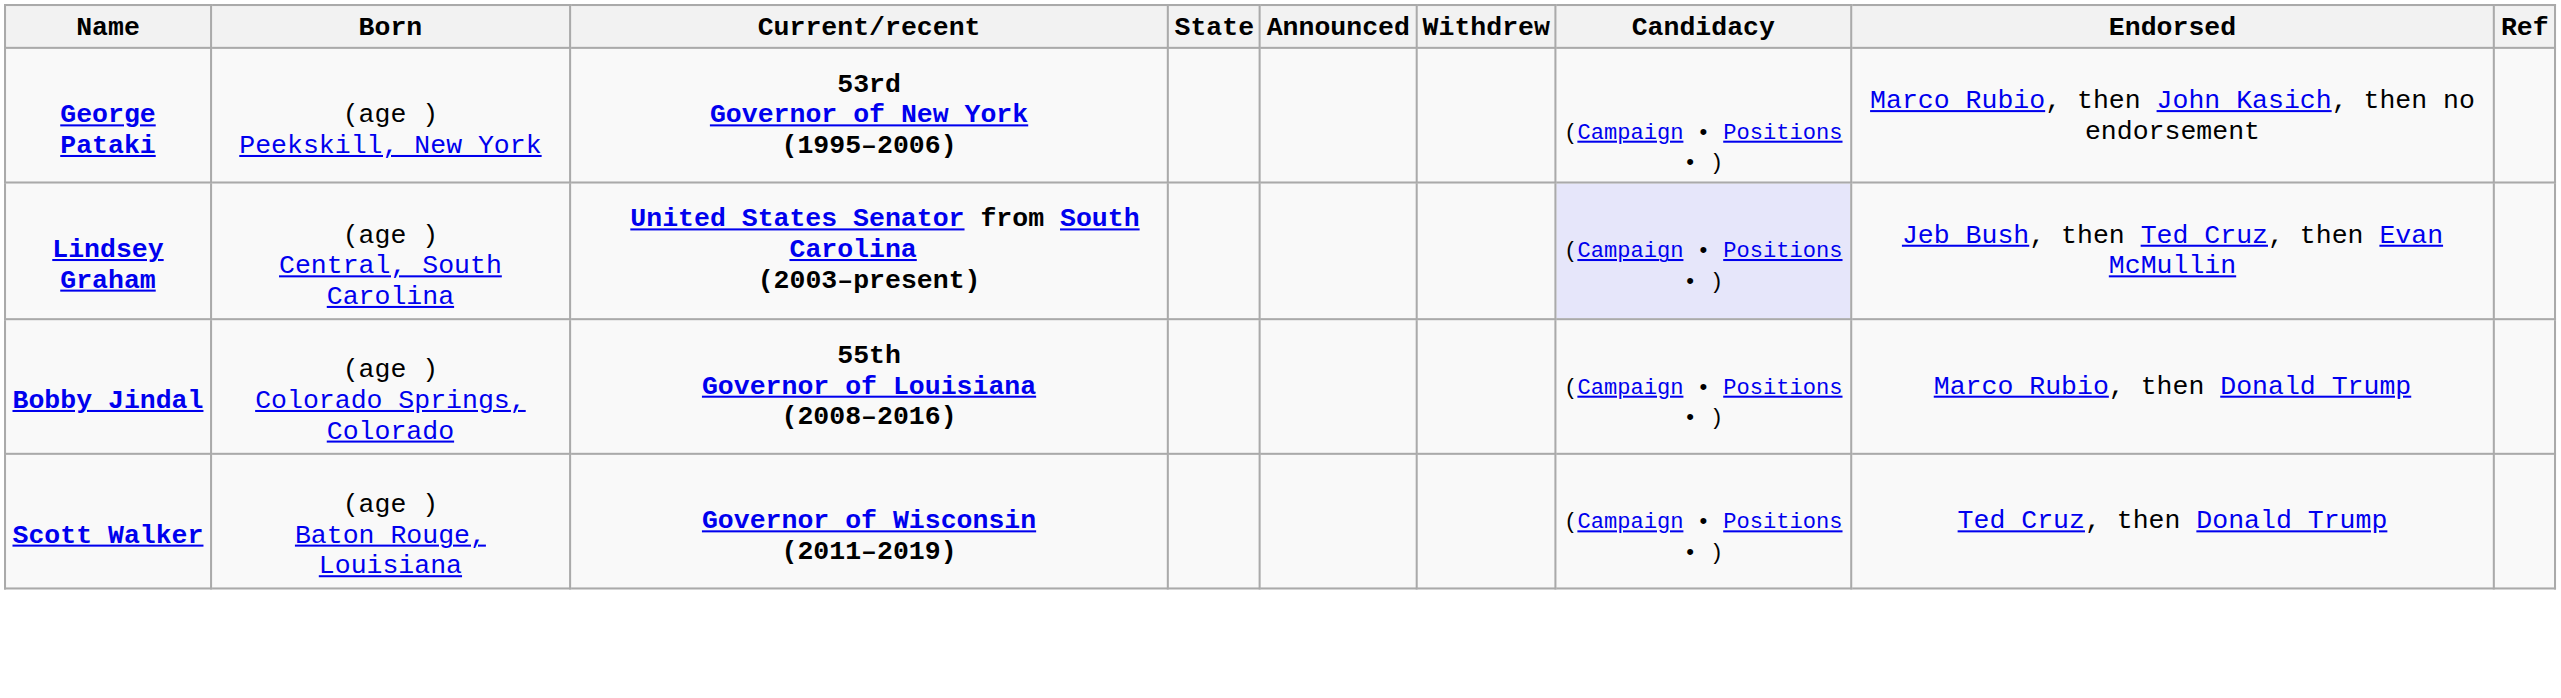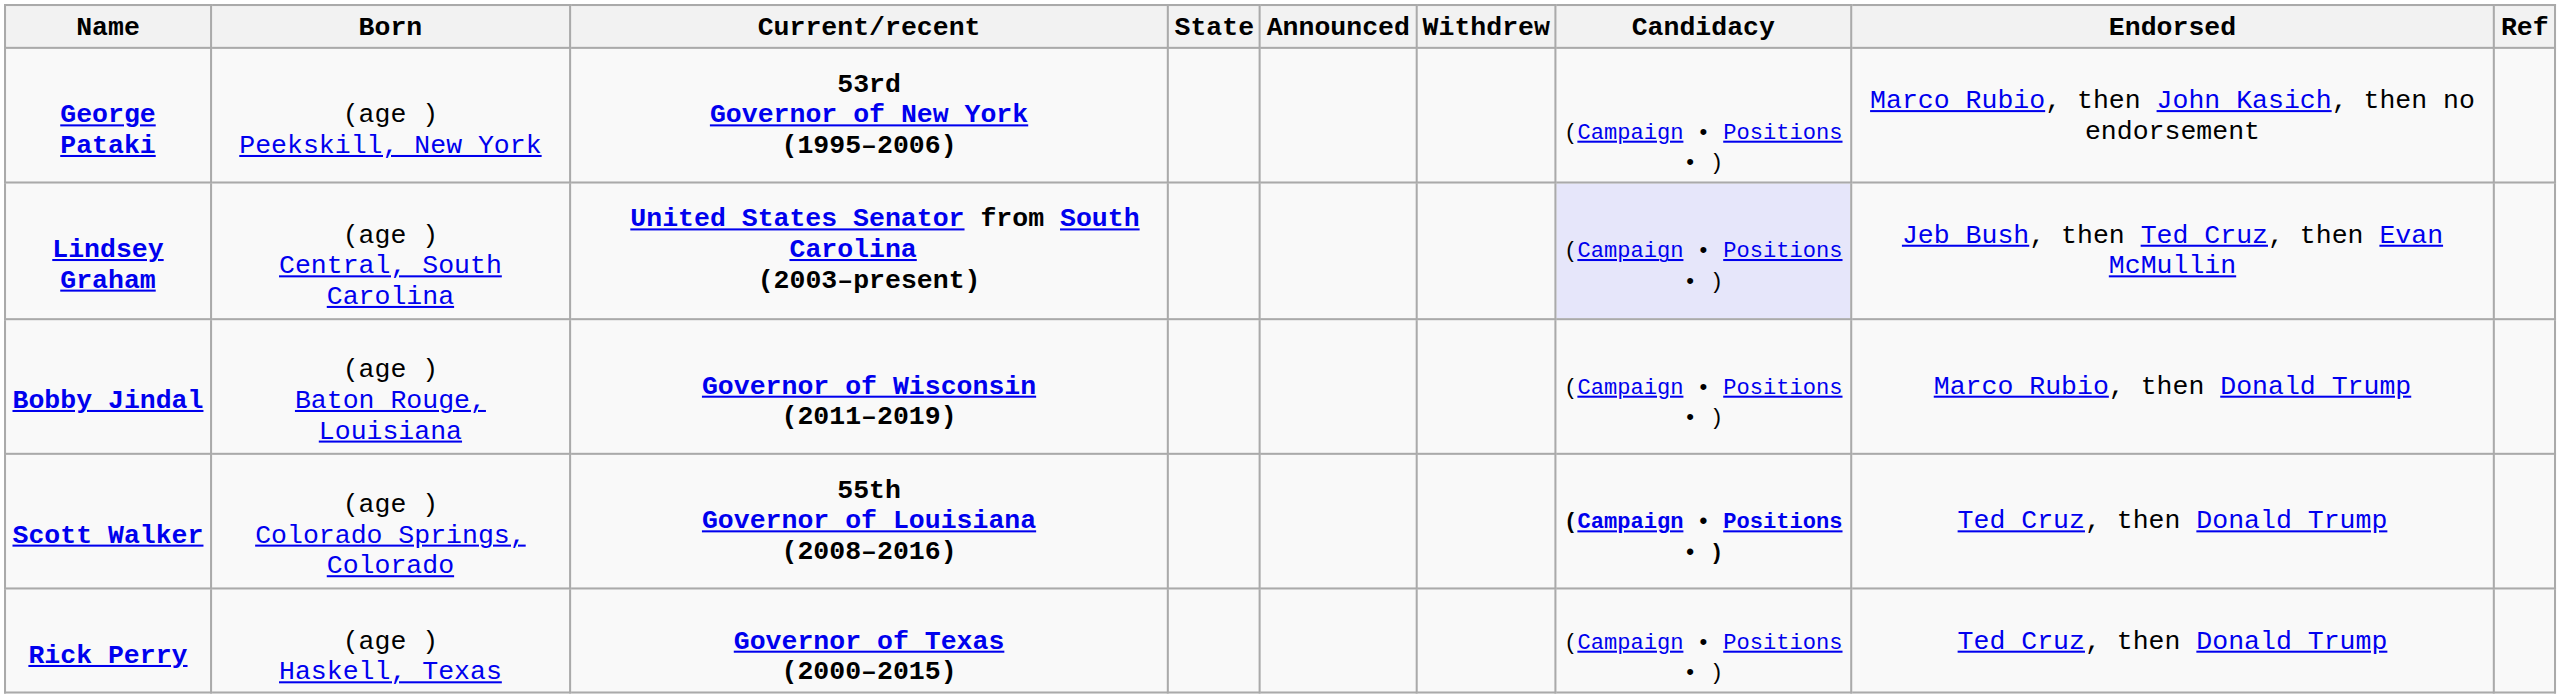(390, 401) (age ) Colorado Springs, Colorado -> (390, 401) (age ) Baton Rouge, Louisiana
(869, 386) 55th Governor of Louisiana (2008–2016) -> (869, 401) Governor of Wisconsin (2011–2019)
(390, 536) (age ) Baton Rouge, Louisiana -> (390, 536) (age ) Colorado Springs, Colorado
(869, 536) Governor of Wisconsin (2011–2019) -> (869, 521) 55th Governor of Louisiana (2008–2016)
(1703, 537) normal -> (1703, 536) bold
+ row: (108, 656)
